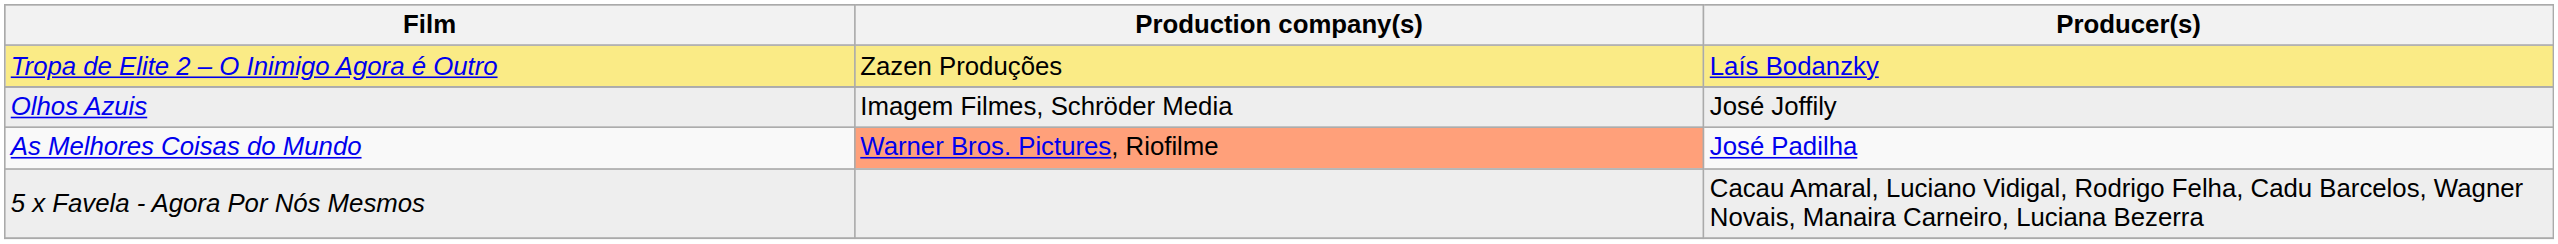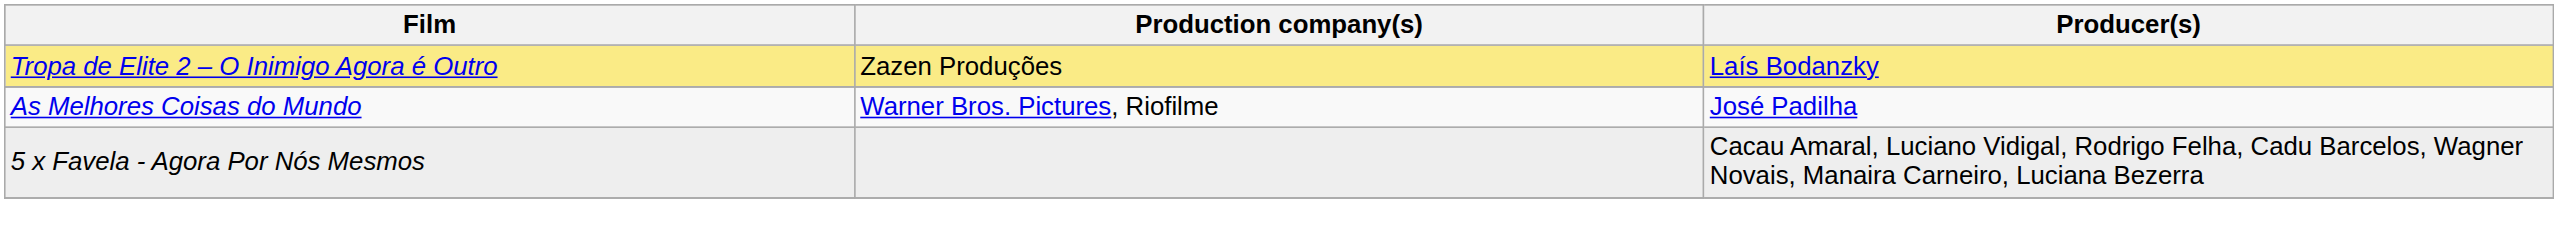- row: (79, 106)
(1039, 147) lightsalmon background -> (1039, 106) no background
